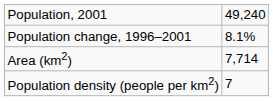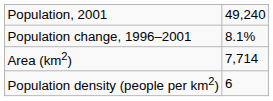(229, 83) 7 -> (229, 83) 6
